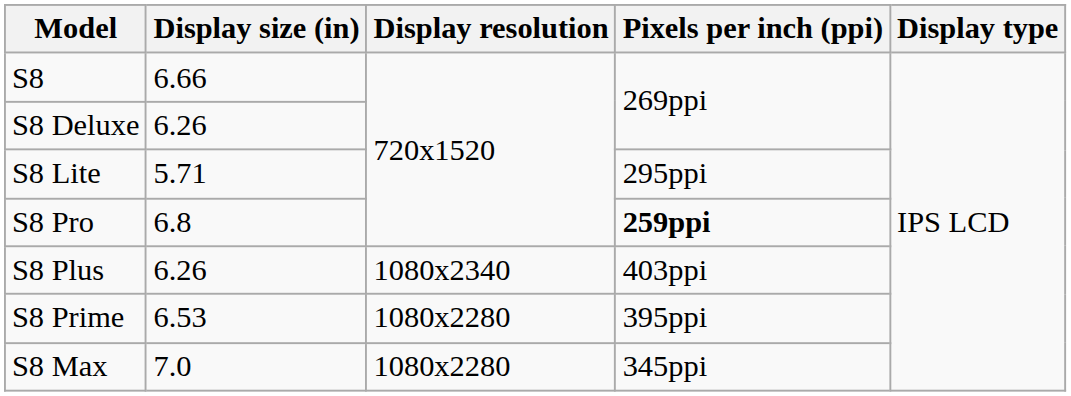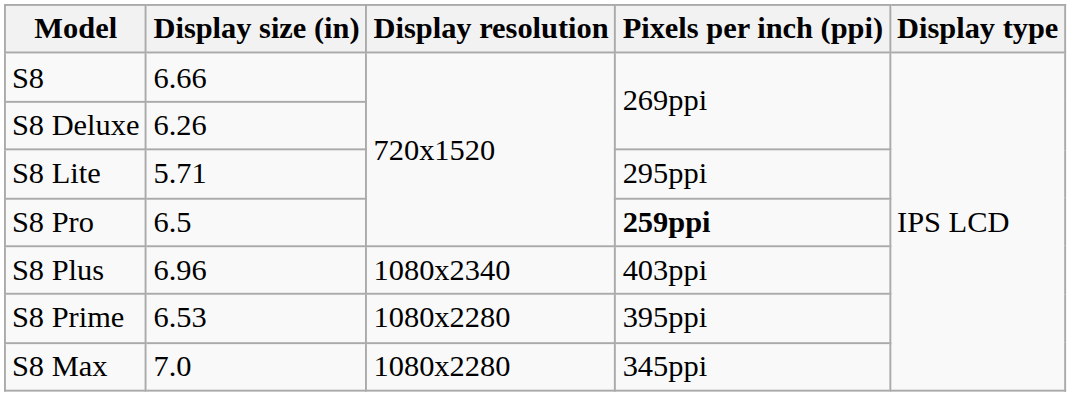(172, 221) 6.8 -> (172, 221) 6.5
(180, 269) 6.26 -> (180, 269) 6.96
